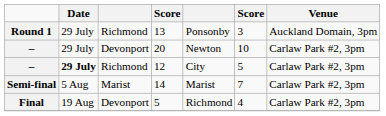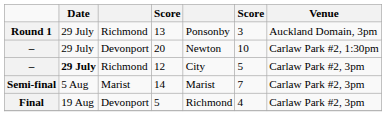(317, 48) Carlaw Park #2, 3pm -> (324, 48) Carlaw Park #2, 1:30pm
